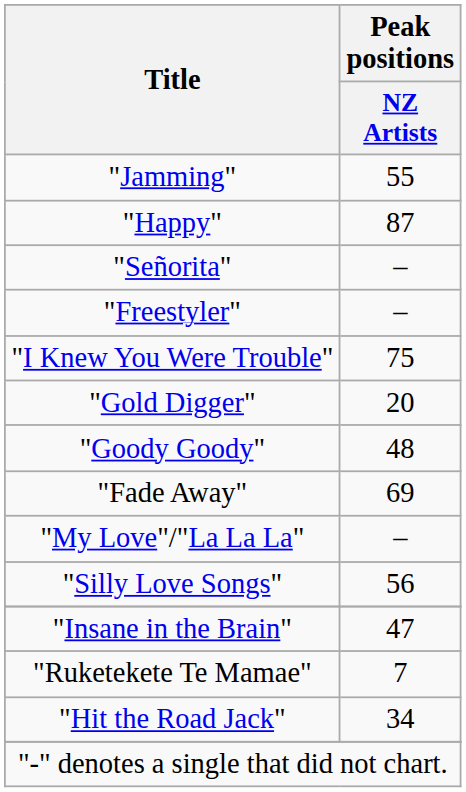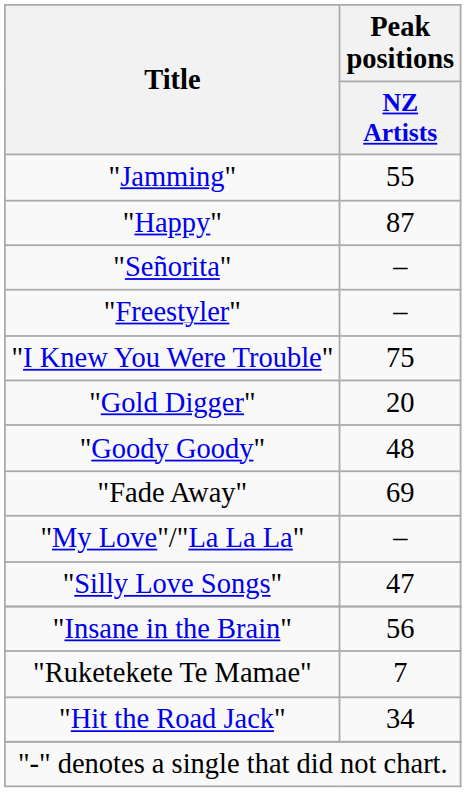(400, 583) 56 -> (400, 583) 47
(400, 628) 47 -> (400, 628) 56
